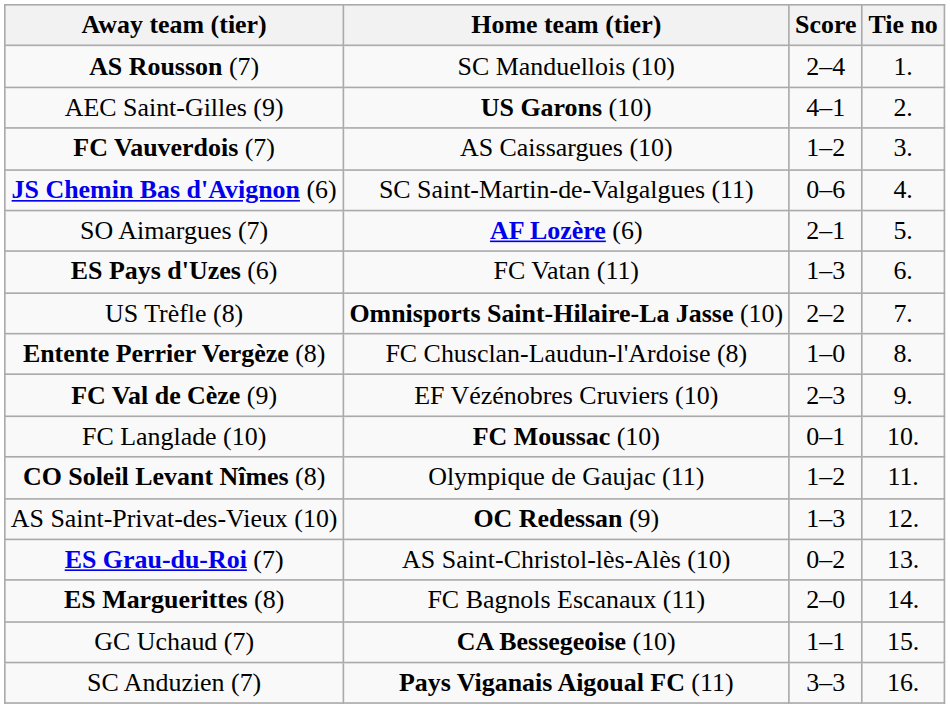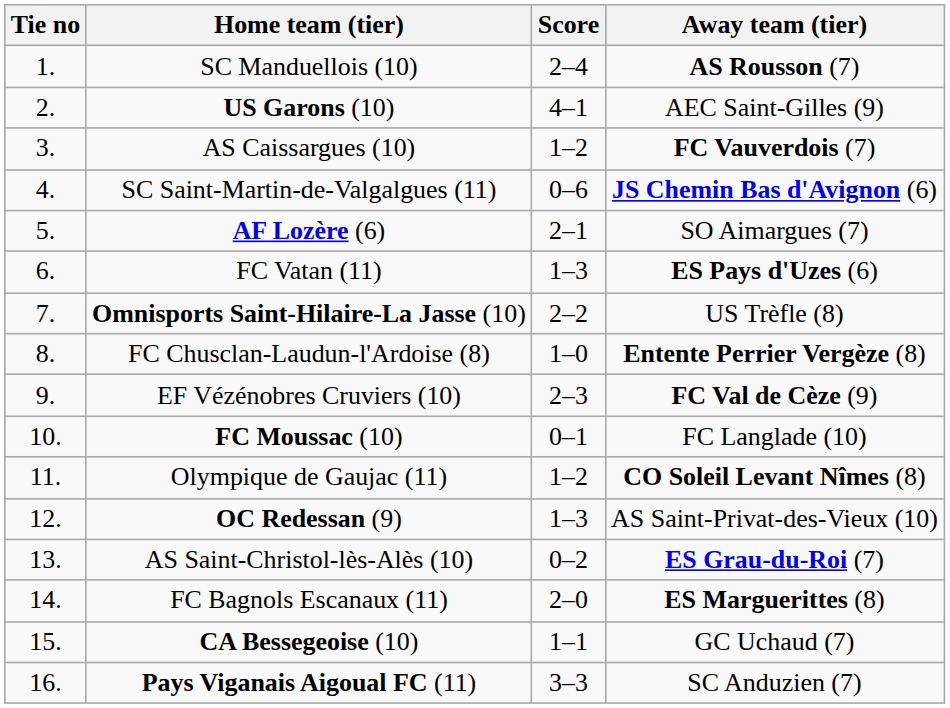columns swapped: (903, 25) <-> (174, 25)
